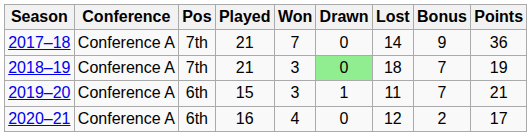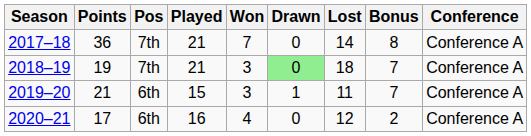columns swapped: (126, 17) <-> (499, 17)
(442, 42) 9 -> (394, 42) 8
